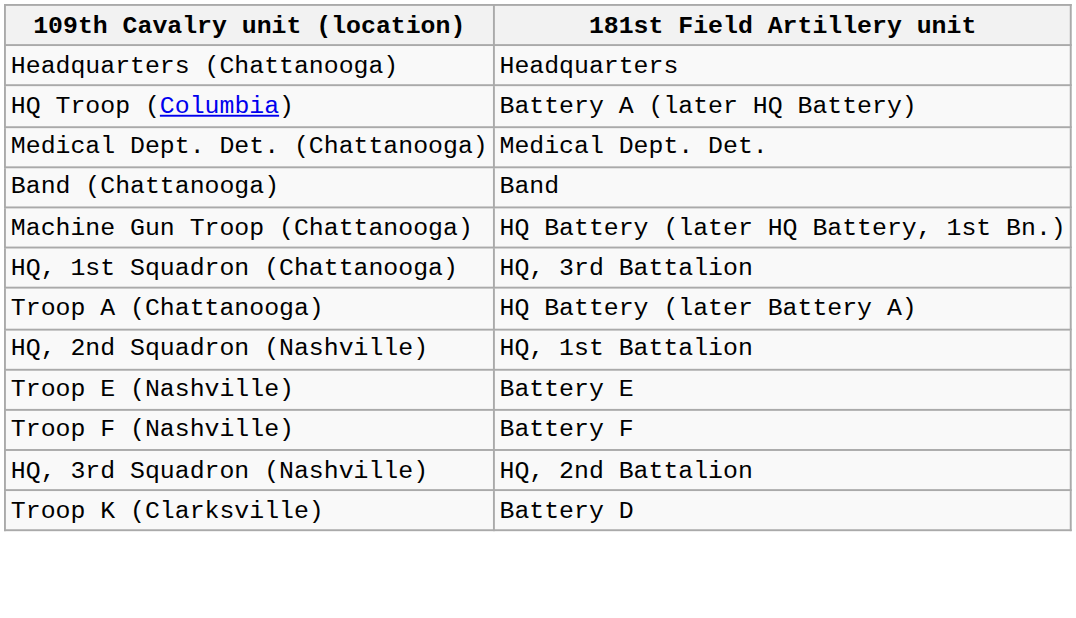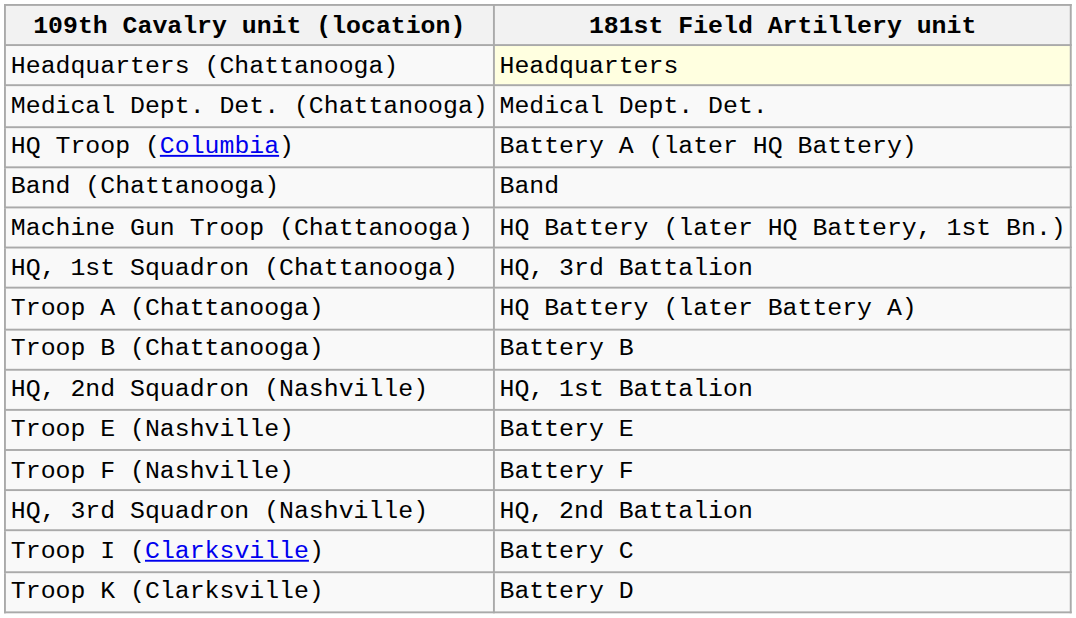(589, 66) no background -> (589, 66) lightyellow background
rows swapped: (152, 106) <-> (249, 147)
+ row: (167, 349)
+ row: (167, 551)
